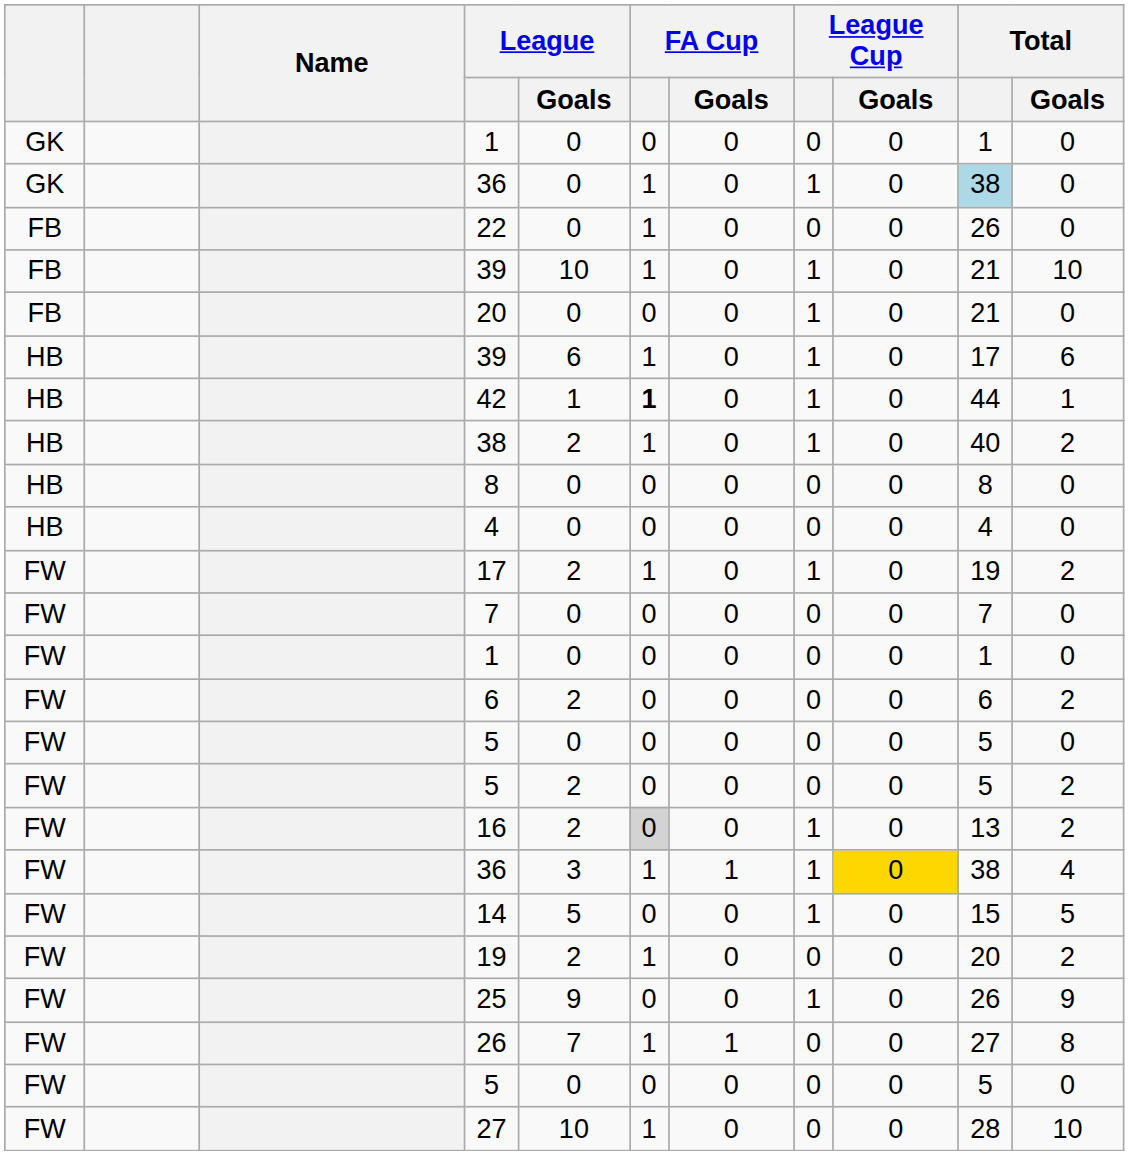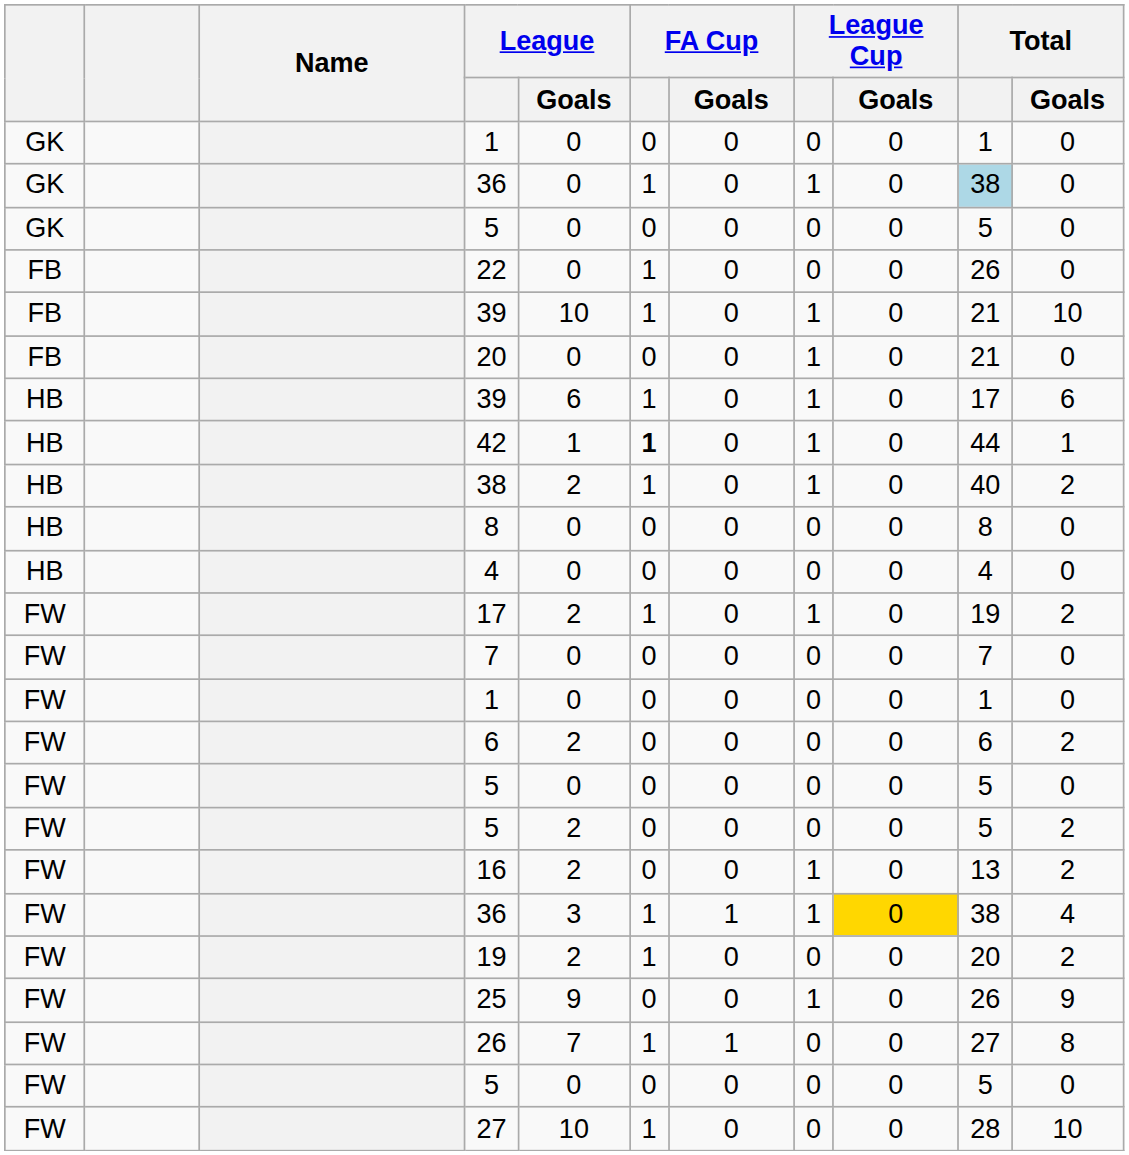+ row: (45, 227)
(649, 828) lightgrey background -> (649, 871) no background
- row: (45, 914)
